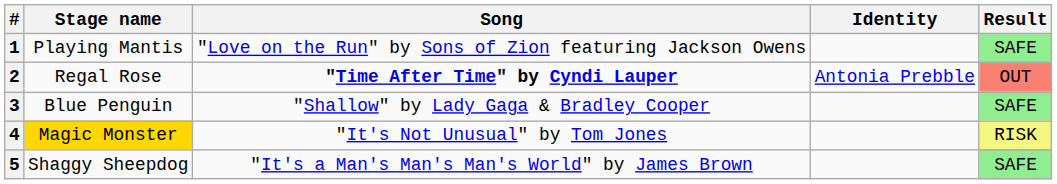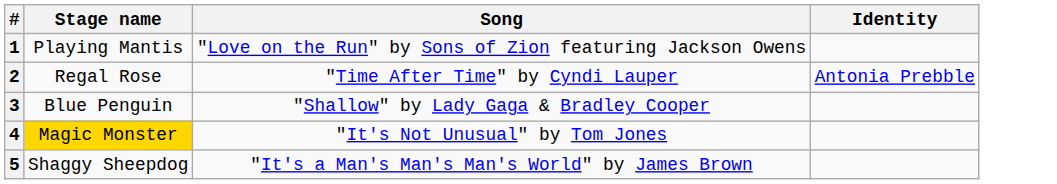- column: (1016, 19)
(502, 77) bold -> (502, 77) normal
